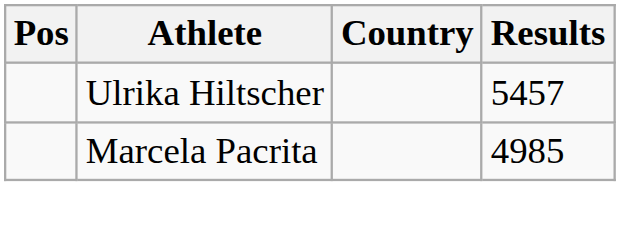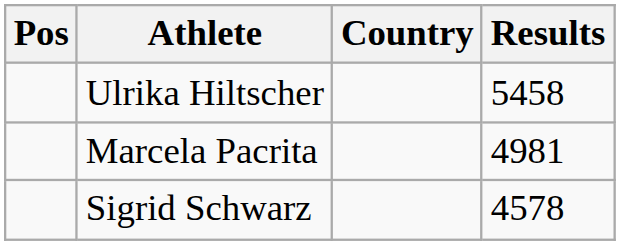(528, 92) 5457 -> (528, 92) 5458
(528, 150) 4985 -> (528, 150) 4981
+ row: (199, 208)
